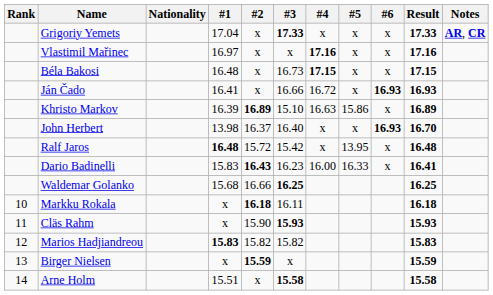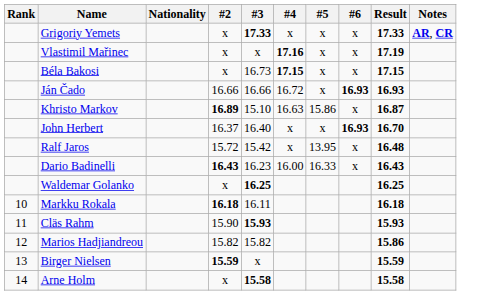- column: (225, 14)
(423, 52) 17.16 -> (390, 52) 17.19
(257, 90) x -> (225, 90) 16.66
(423, 109) 16.89 -> (390, 109) 16.87
(423, 166) 16.41 -> (390, 166) 16.43
(257, 185) 16.66 -> (225, 185) x
(423, 242) 15.83 -> (390, 242) 15.86
